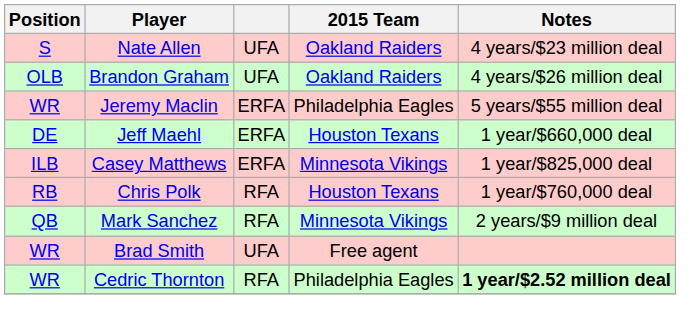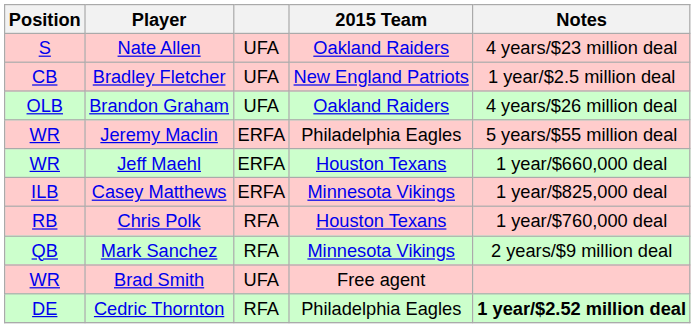+ row: (159, 77)
(45, 135) DE -> (45, 164) WR
(45, 279) WR -> (45, 308) DE
